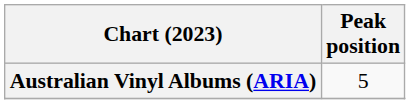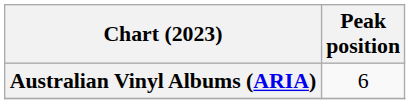(363, 80) 5 -> (363, 80) 6
